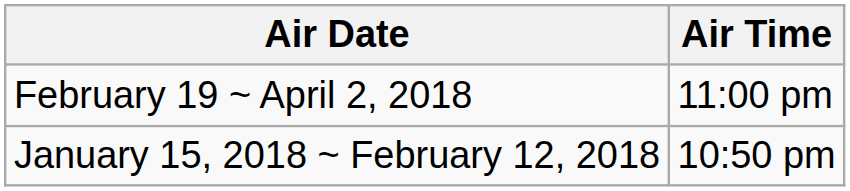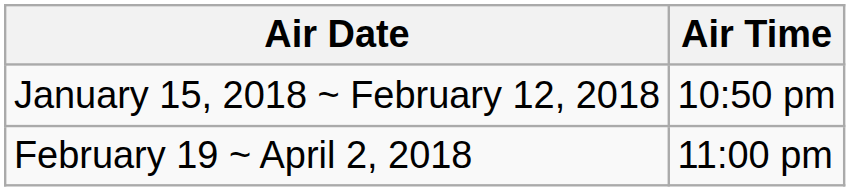rows swapped: (337, 154) <-> (243, 94)
